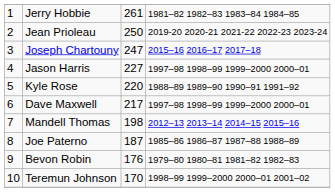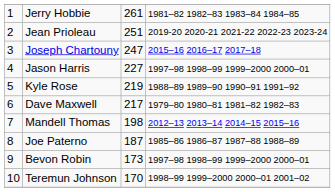(134, 31) 250 -> (134, 31) 251
(134, 86) 220 -> (134, 86) 219
(229, 105) 1997–98 1998–99 1999–2000 2000–01 -> (224, 105) 1979–80 1980–81 1981–82 1982–83
(134, 159) 176 -> (134, 159) 173
(224, 160) 1979–80 1980–81 1981–82 1982–83 -> (229, 160) 1997–98 1998–99 1999–2000 2000–01
